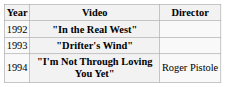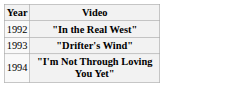- column: (190, 12)
